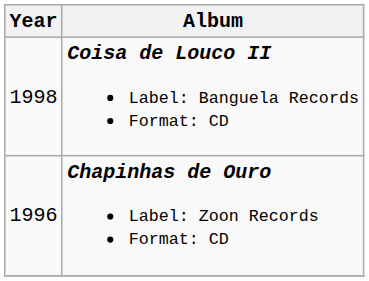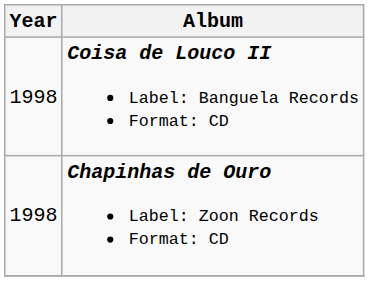(34, 216) 1996 -> (34, 216) 1998
